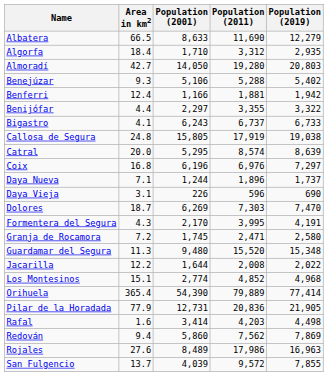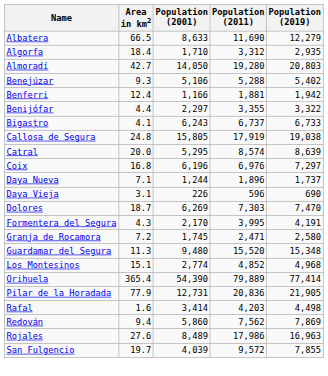- row: (30, 265)
(141, 364) 13.7 -> (141, 350) 19.7
